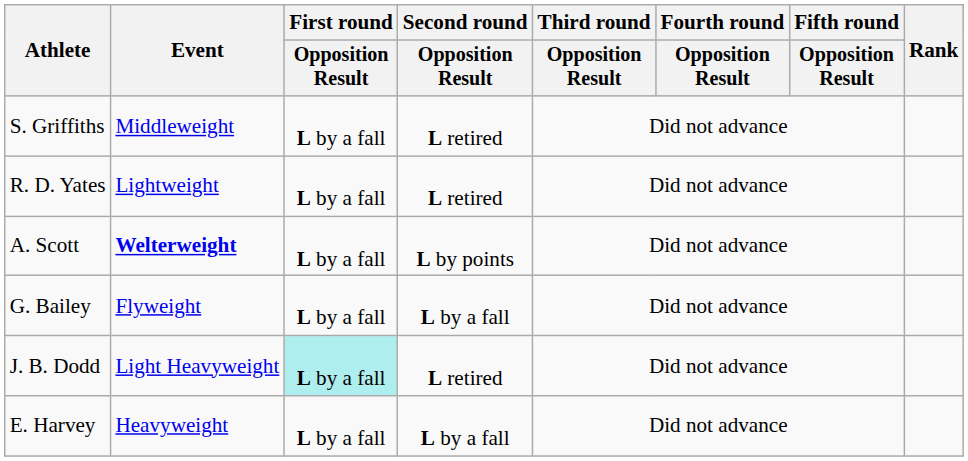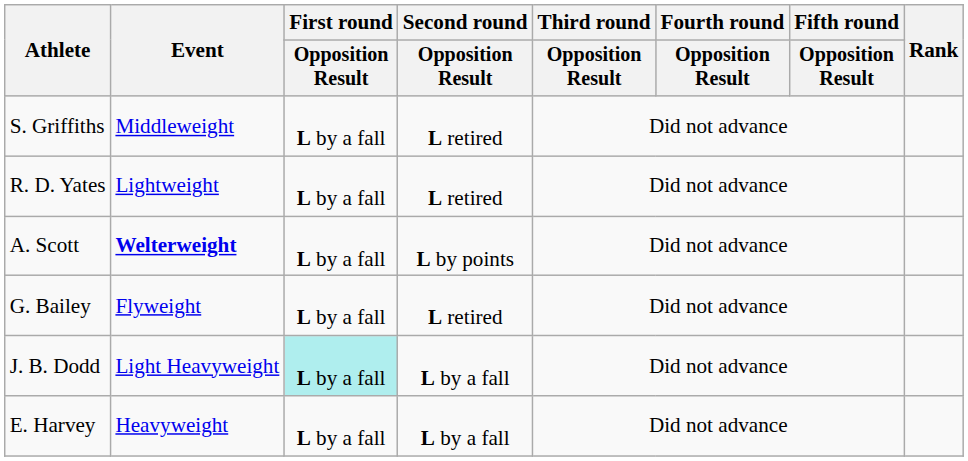(465, 318) L by a fall -> (465, 318) L retired
(465, 378) L retired -> (465, 378) L by a fall
